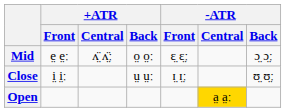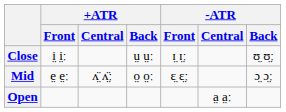rows swapped: (23, 76) <-> (23, 55)
(222, 96) gold background -> (222, 96) no background
